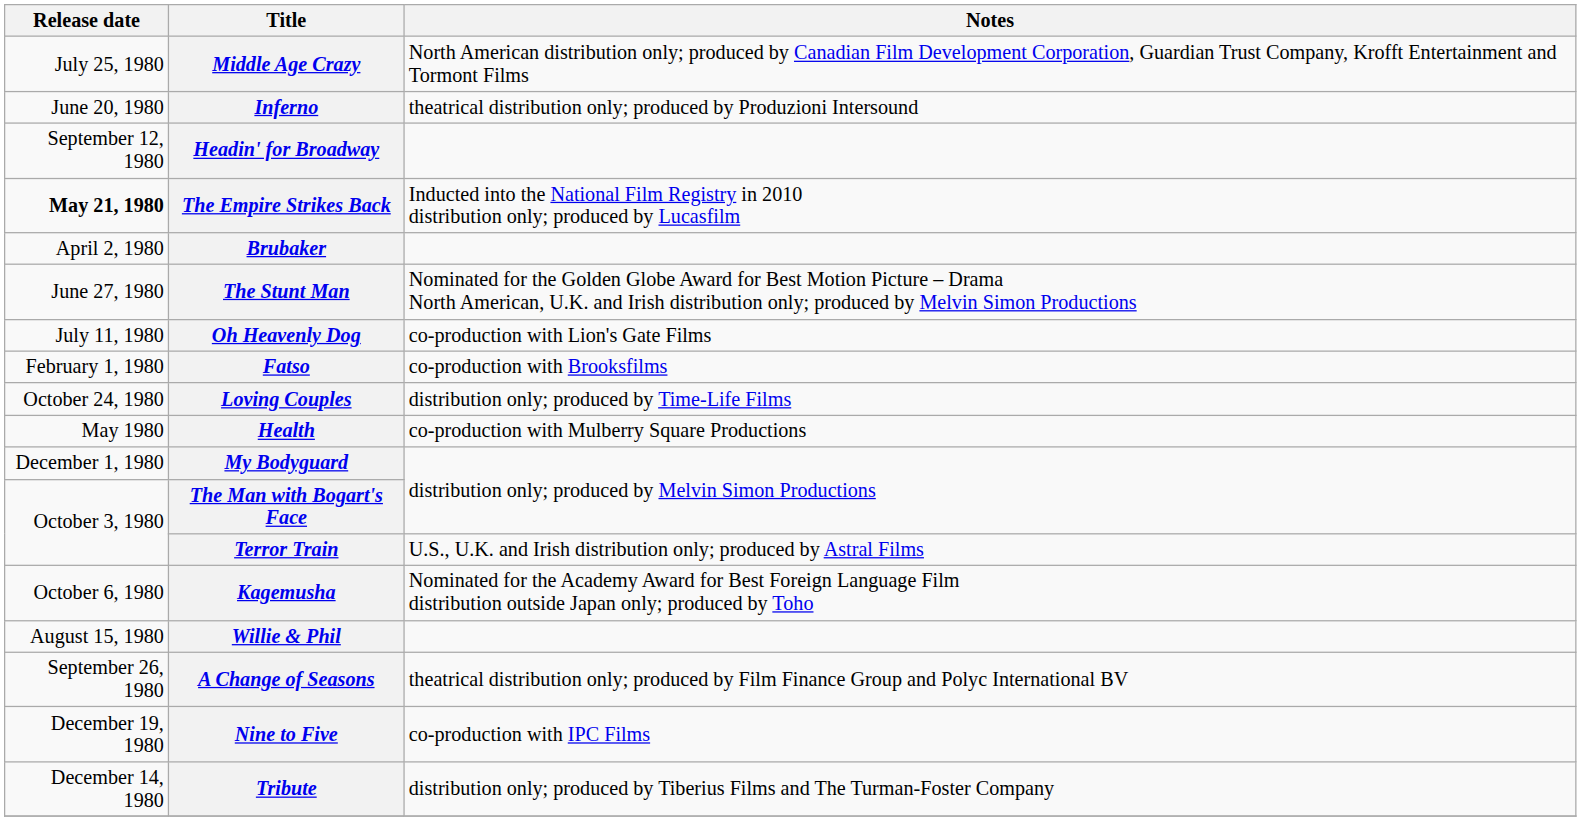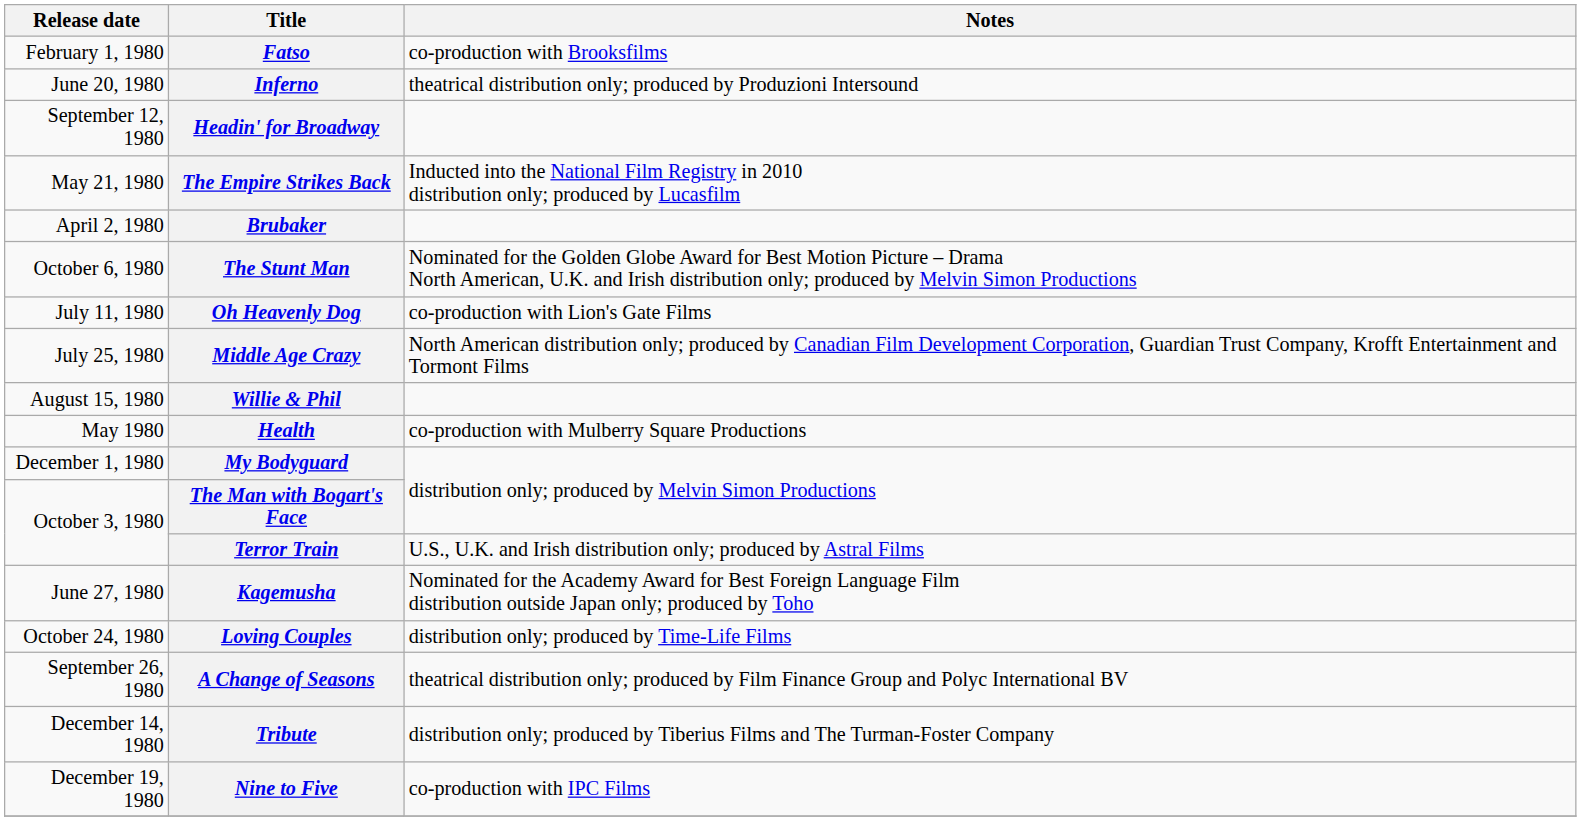rows swapped: (286, 366) <-> (286, 63)
(106, 205) bold -> (108, 182) normal
(108, 291) June 27, 1980 -> (99, 269) October 6, 1980
rows swapped: (286, 636) <-> (286, 398)
(99, 592) October 6, 1980 -> (108, 592) June 27, 1980
rows swapped: (286, 788) <-> (286, 734)
